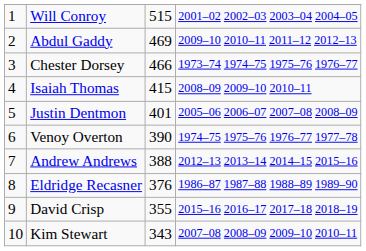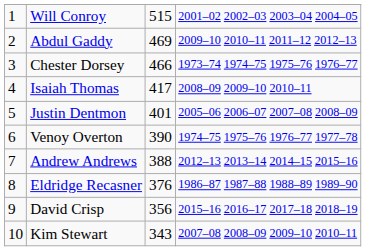(160, 88) 415 -> (160, 88) 417
(160, 209) 355 -> (160, 209) 356
